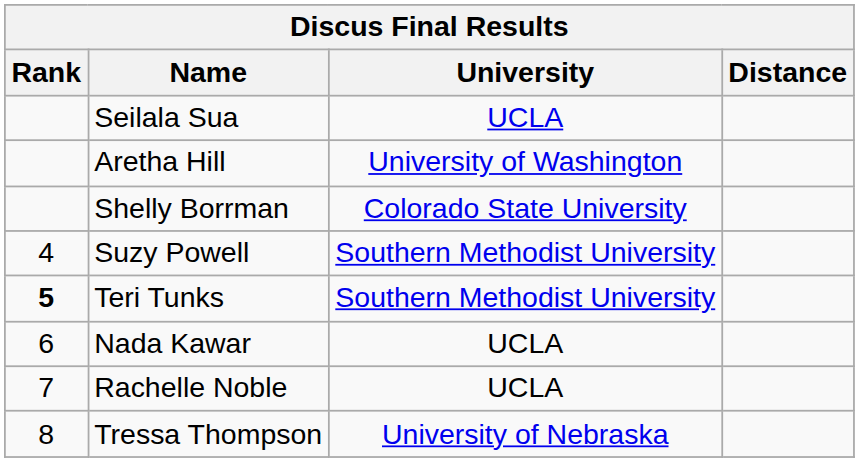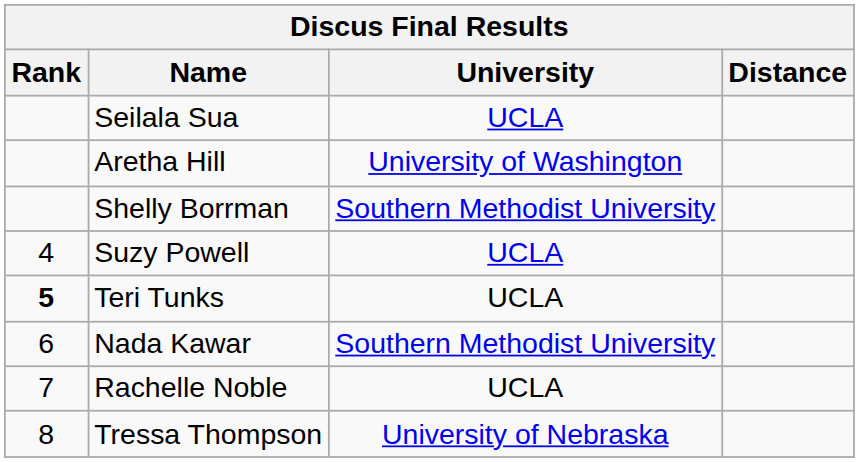(525, 207) Colorado State University -> (525, 207) Southern Methodist University
(525, 252) Southern Methodist University -> (525, 252) UCLA
(525, 298) Southern Methodist University -> (525, 298) UCLA
(525, 343) UCLA -> (525, 343) Southern Methodist University
